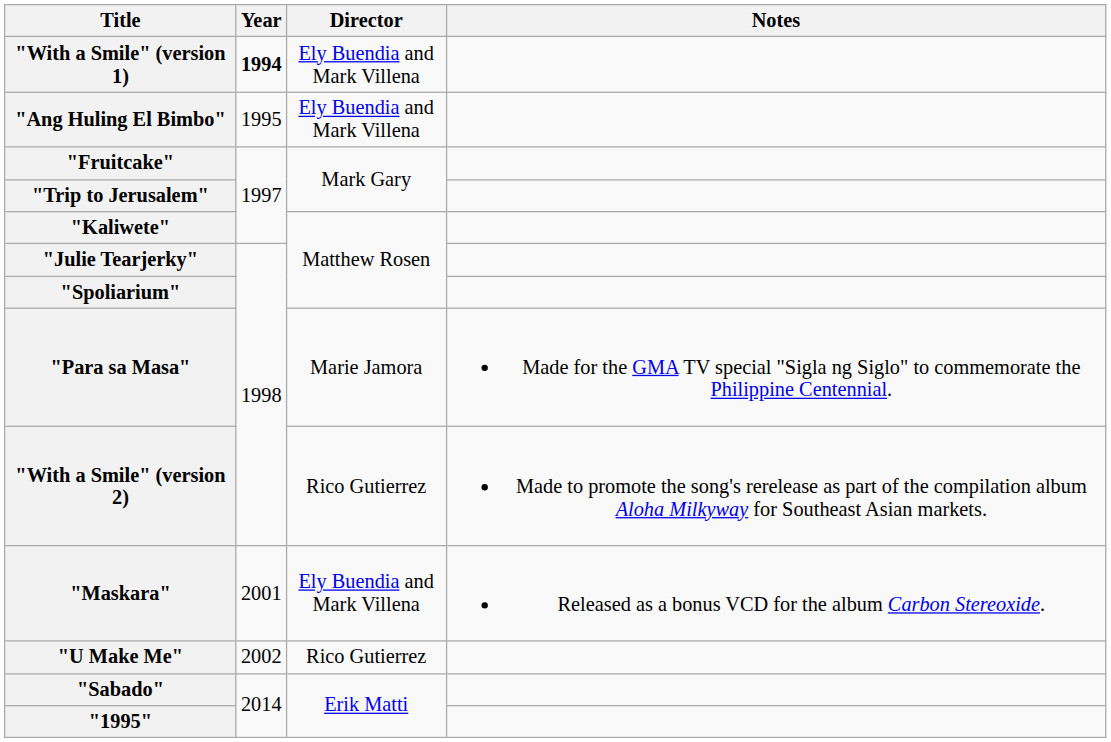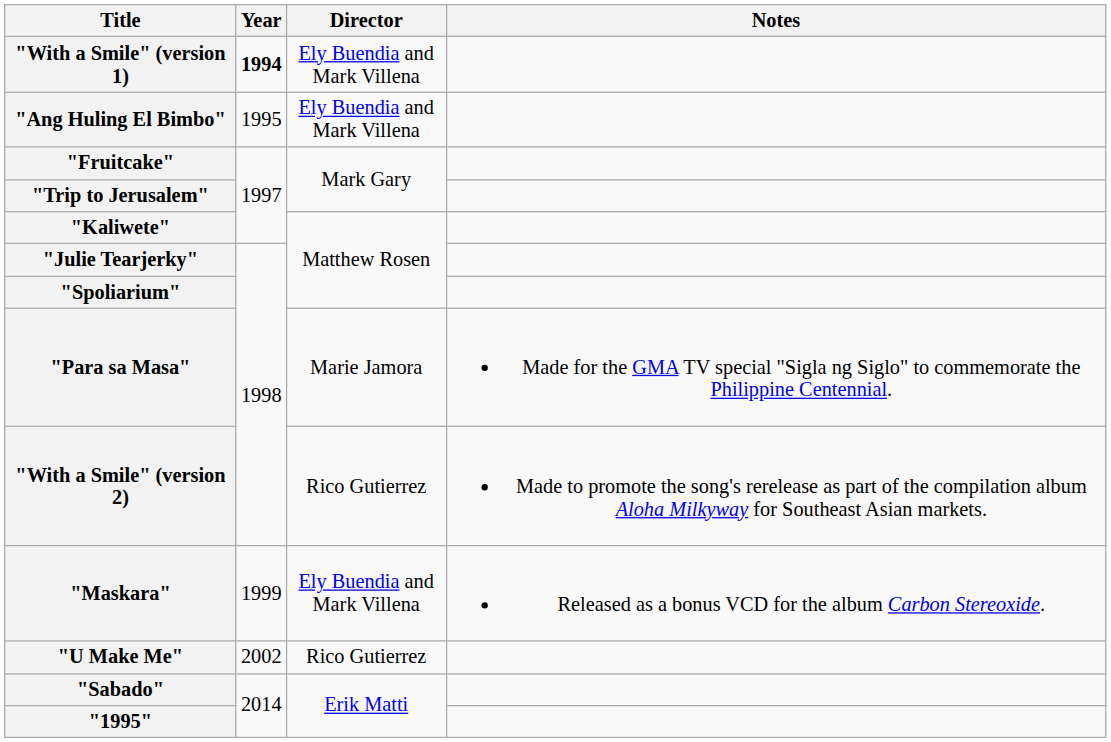(261, 593) 2001 -> (261, 593) 1999
